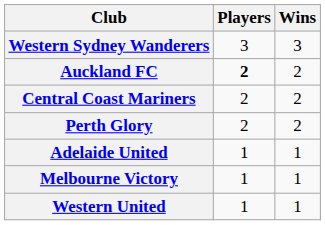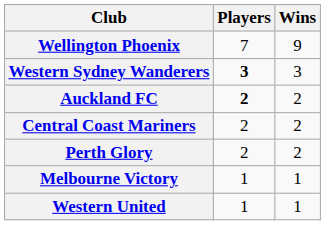+ row: (109, 44)
(244, 44) normal -> (244, 71) bold
- row: (109, 152)
